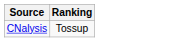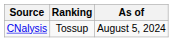+ column: (131, 12)
